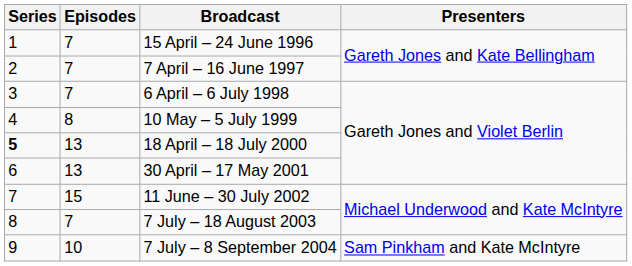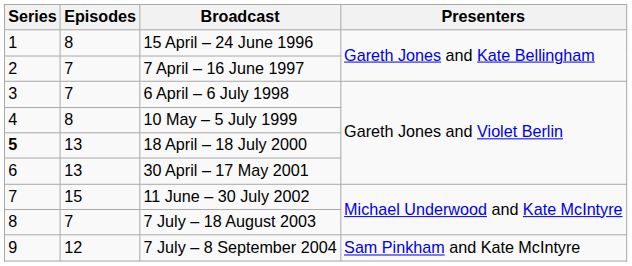(69, 42) 7 -> (69, 42) 8
(73, 247) 10 -> (73, 247) 12
